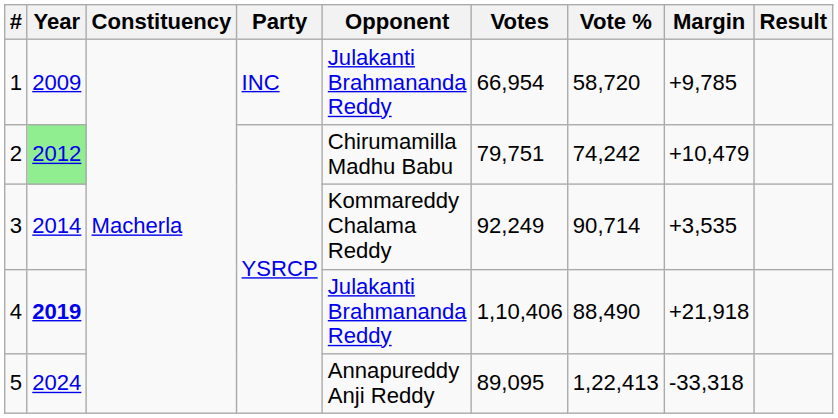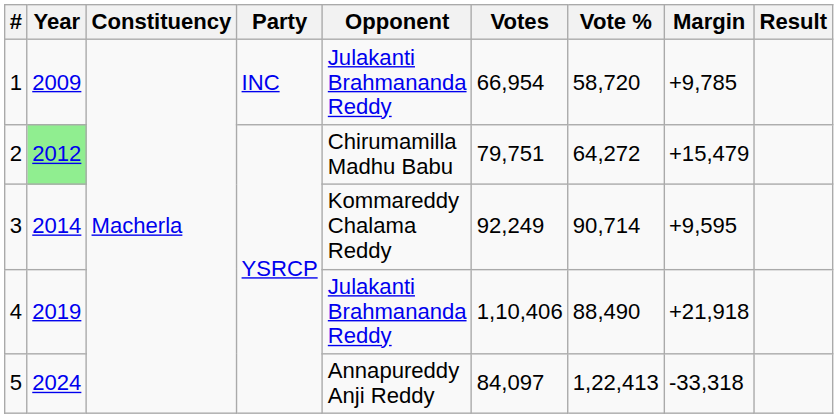(607, 154) 74,242 -> (607, 154) 64,272
(709, 154) +10,479 -> (709, 154) +15,479
(703, 226) +3,535 -> (703, 226) +9,595
(57, 311) bold -> (57, 311) normal
(510, 383) 89,095 -> (510, 383) 84,097
